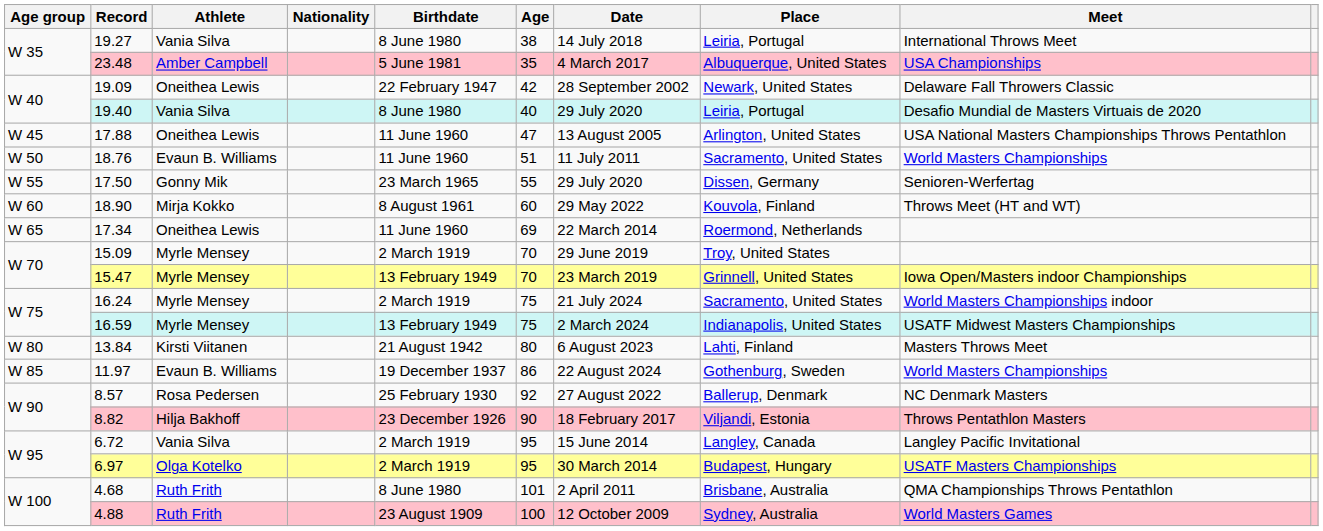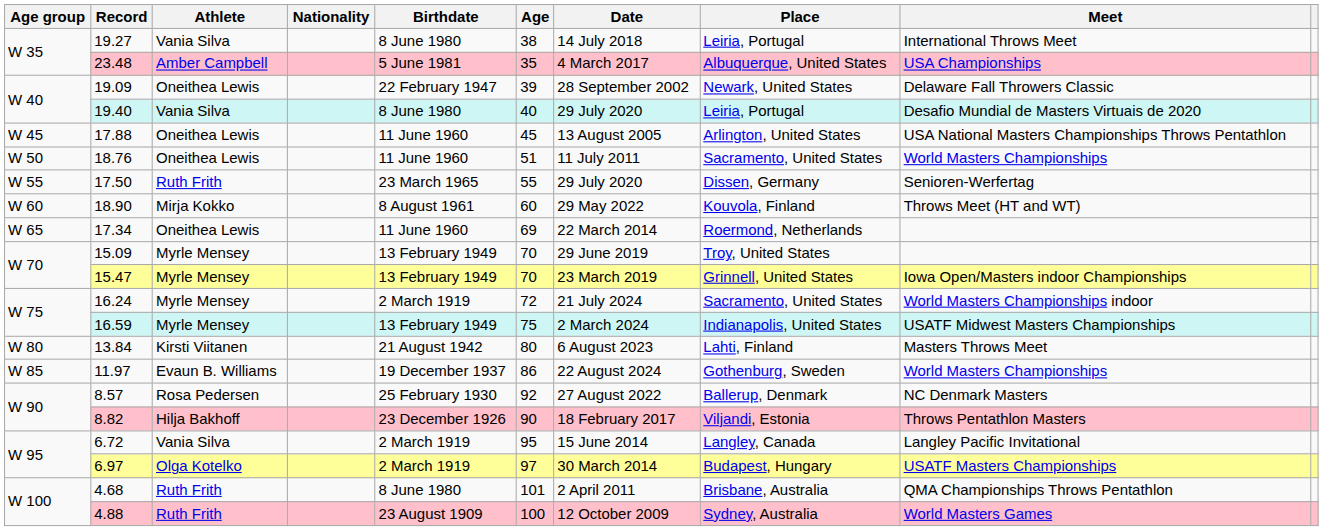(528, 88) 42 -> (528, 88) 39
(528, 135) 47 -> (528, 135) 45
(216, 159) Evaun B. Williams -> (208, 159) Oneithea Lewis
(192, 182) Gonny Mik -> (189, 182) Ruth Frith
(424, 253) 2 March 1919 -> (438, 253) 13 February 1949
(528, 301) 75 -> (528, 301) 72
(528, 466) 95 -> (528, 466) 97
